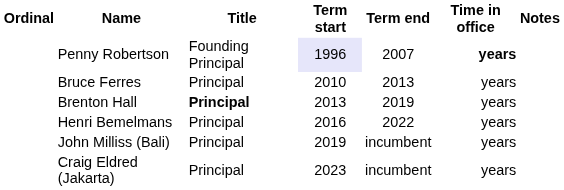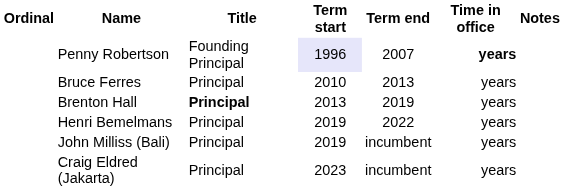(330, 122) 2016 -> (330, 122) 2019
